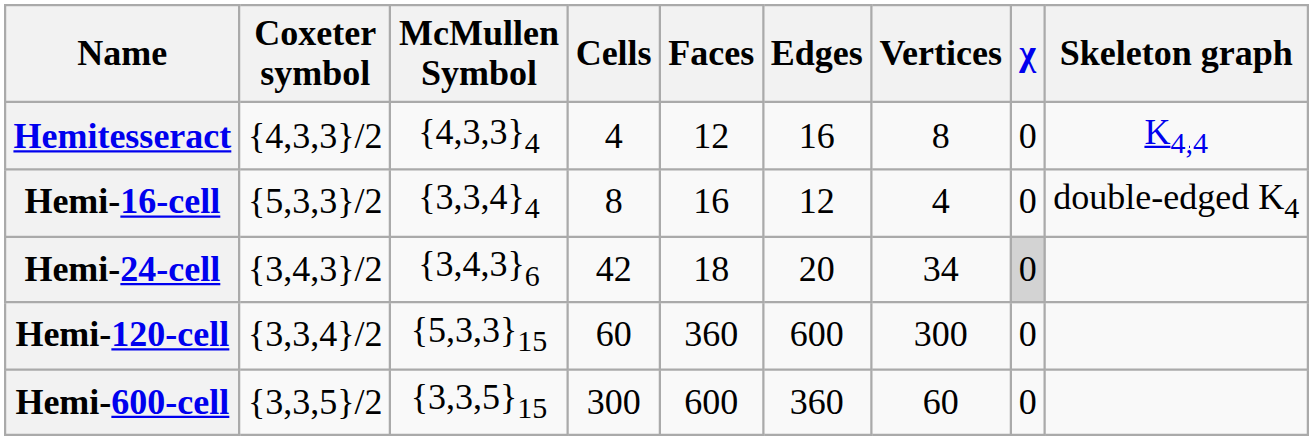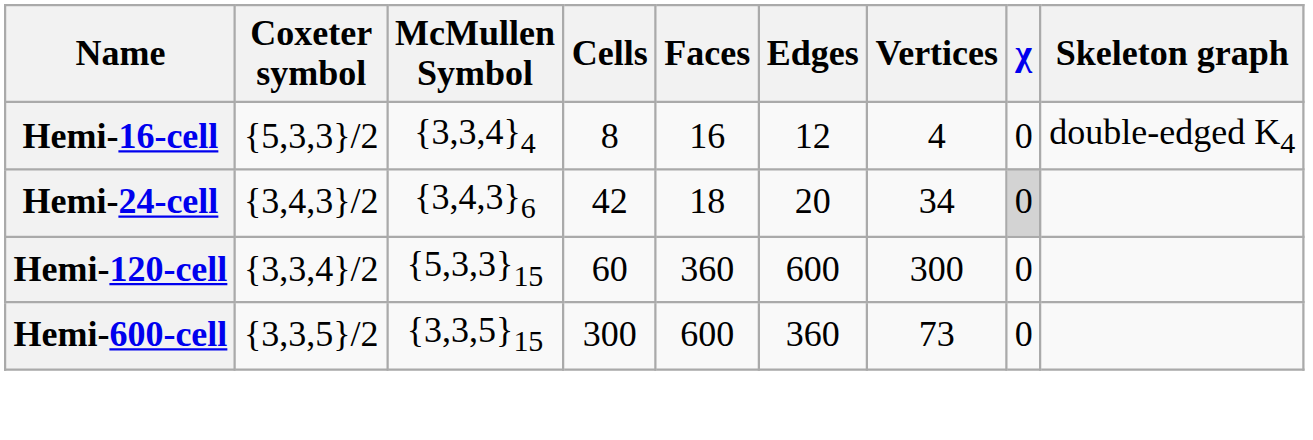- row: (122, 135)
(941, 401) 60 -> (937, 334) 73
